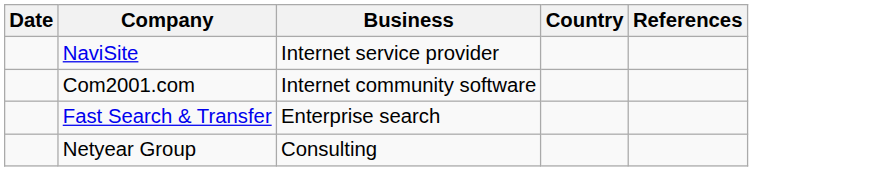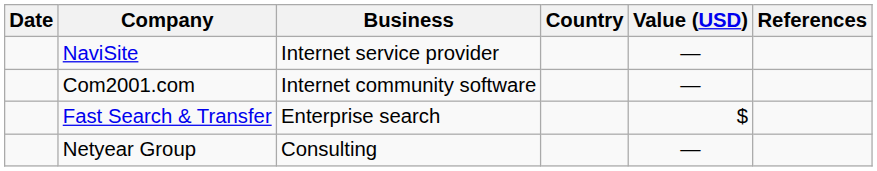+ column: (690, 20)
